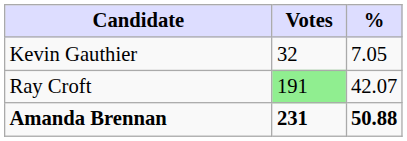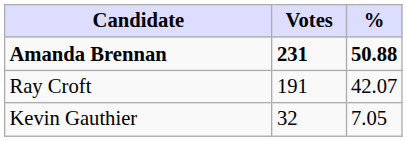rows swapped: (88, 119) <-> (73, 53)
(292, 86) lightgreen background -> (292, 86) no background
